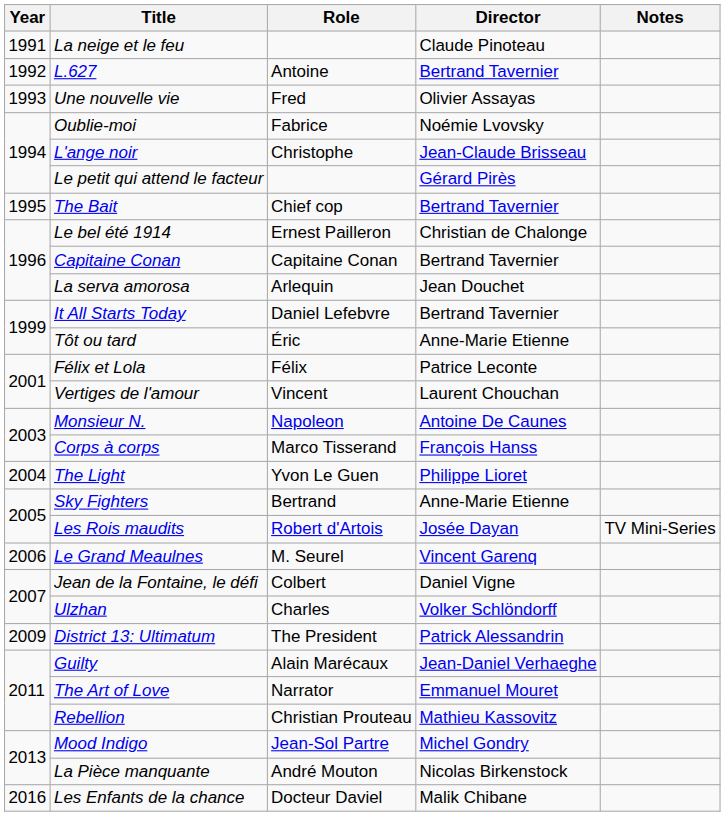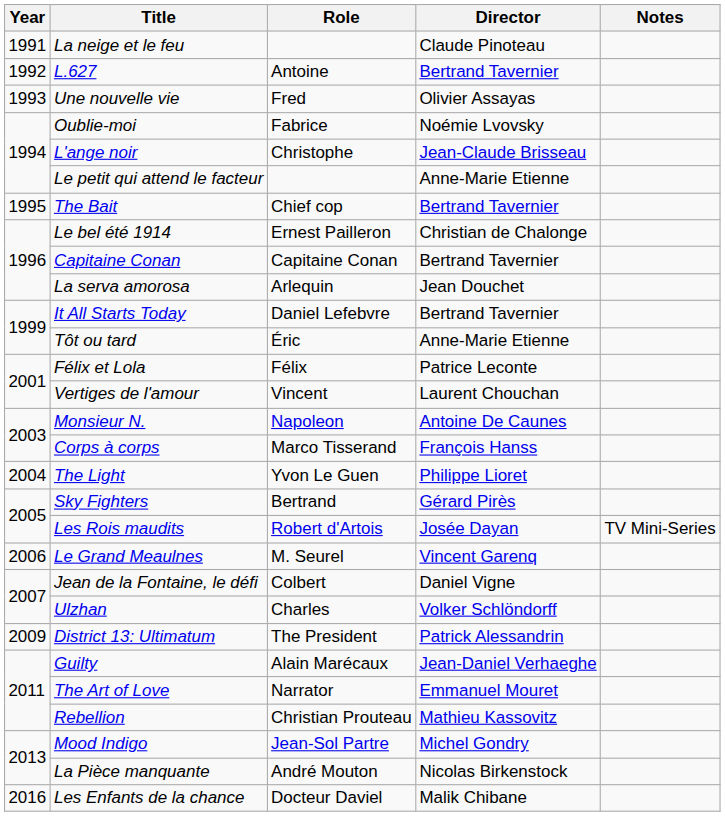(467, 179) Gérard Pirès -> (494, 179) Anne-Marie Etienne
(494, 502) Anne-Marie Etienne -> (467, 502) Gérard Pirès
